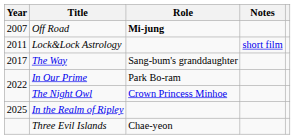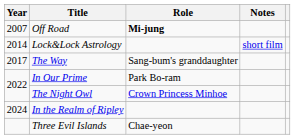(17, 45) 2011 -> (17, 45) 2014
(17, 110) 2025 -> (17, 110) 2024
